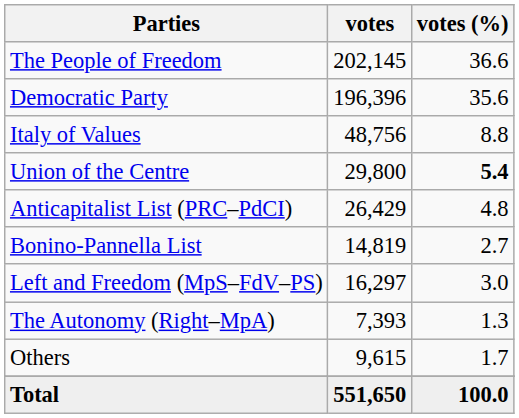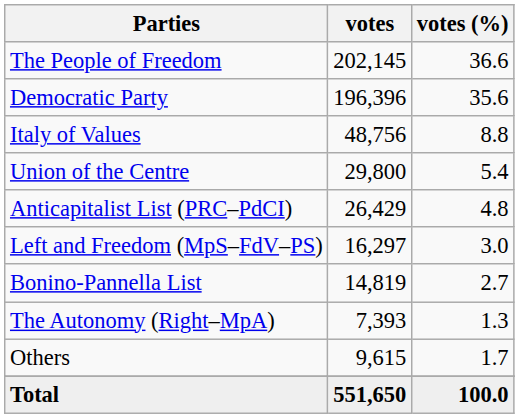(494, 171) bold -> (494, 171) normal
rows swapped: (166, 282) <-> (106, 245)
